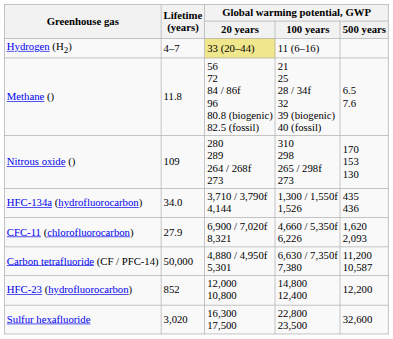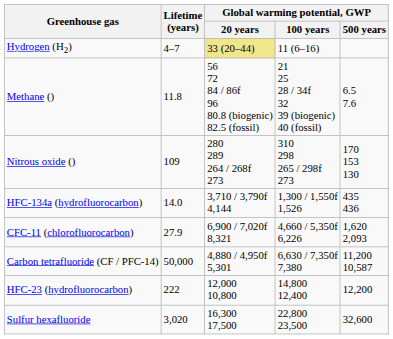(173, 203) 34.0 -> (173, 203) 14.0
(172, 290) 852 -> (172, 290) 222
